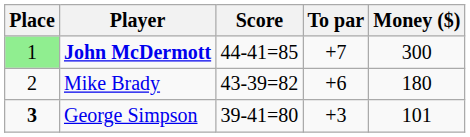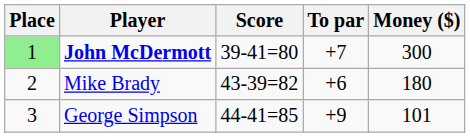(259, 52) 44-41=85 -> (259, 52) 39-41=80
(32, 115) bold -> (32, 115) normal
(259, 115) 39-41=80 -> (259, 115) 44-41=85
(336, 115) +3 -> (336, 115) +9
